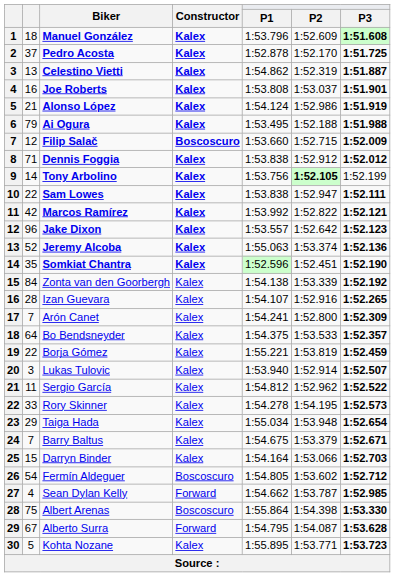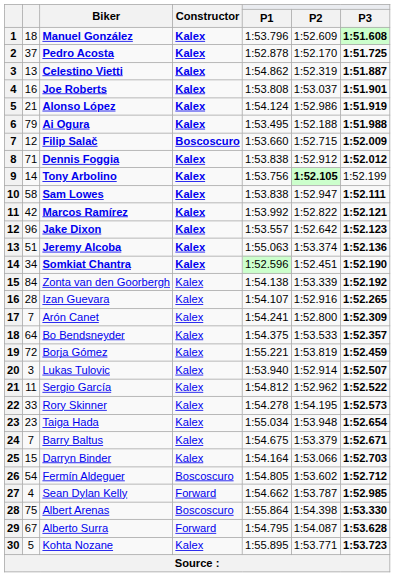(31, 194) 22 -> (31, 194) 58
(31, 247) 52 -> (31, 247) 51
(31, 264) 35 -> (31, 264) 34
(31, 352) 22 -> (31, 352) 72
(31, 422) 29 -> (31, 422) 23
